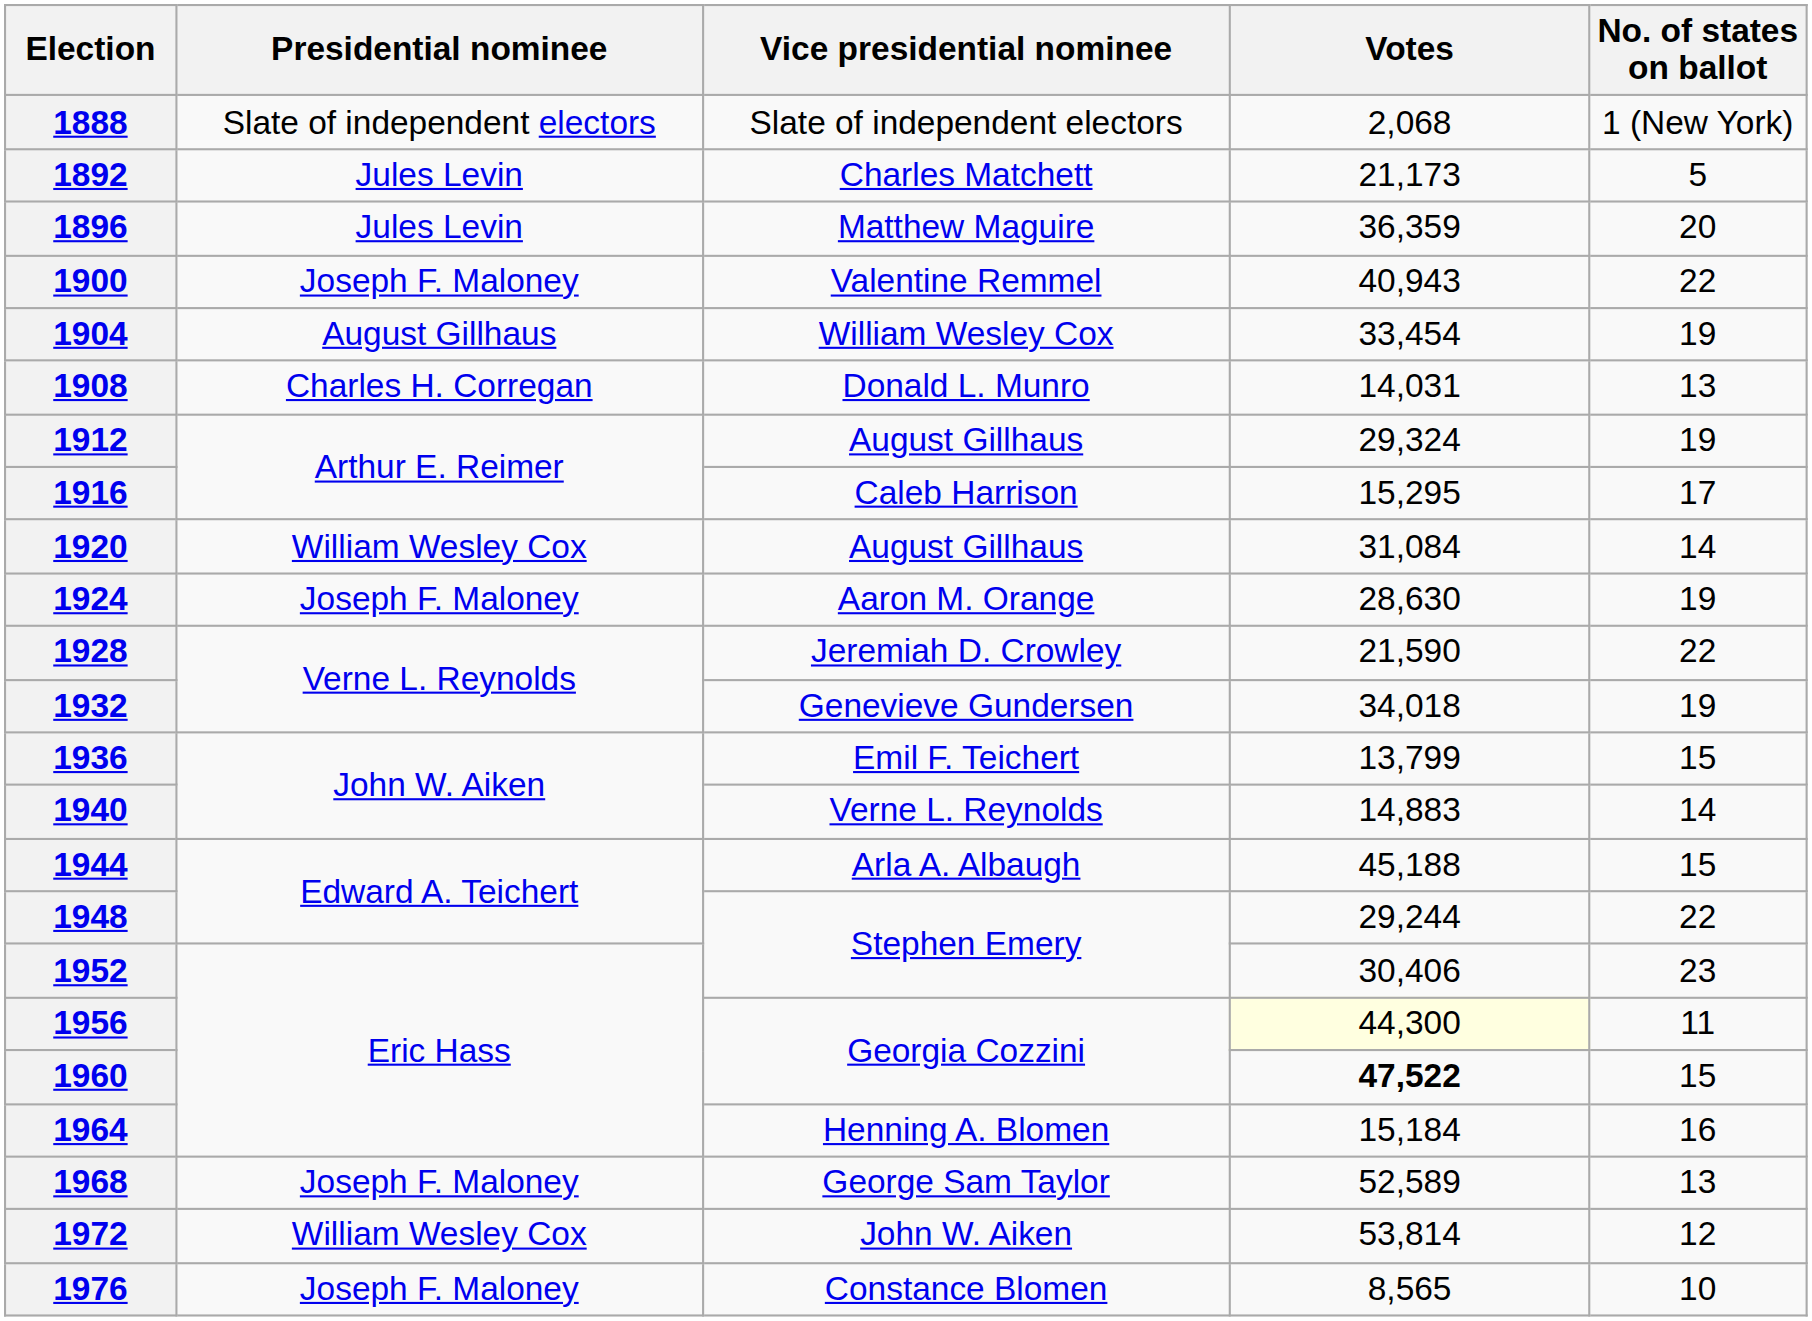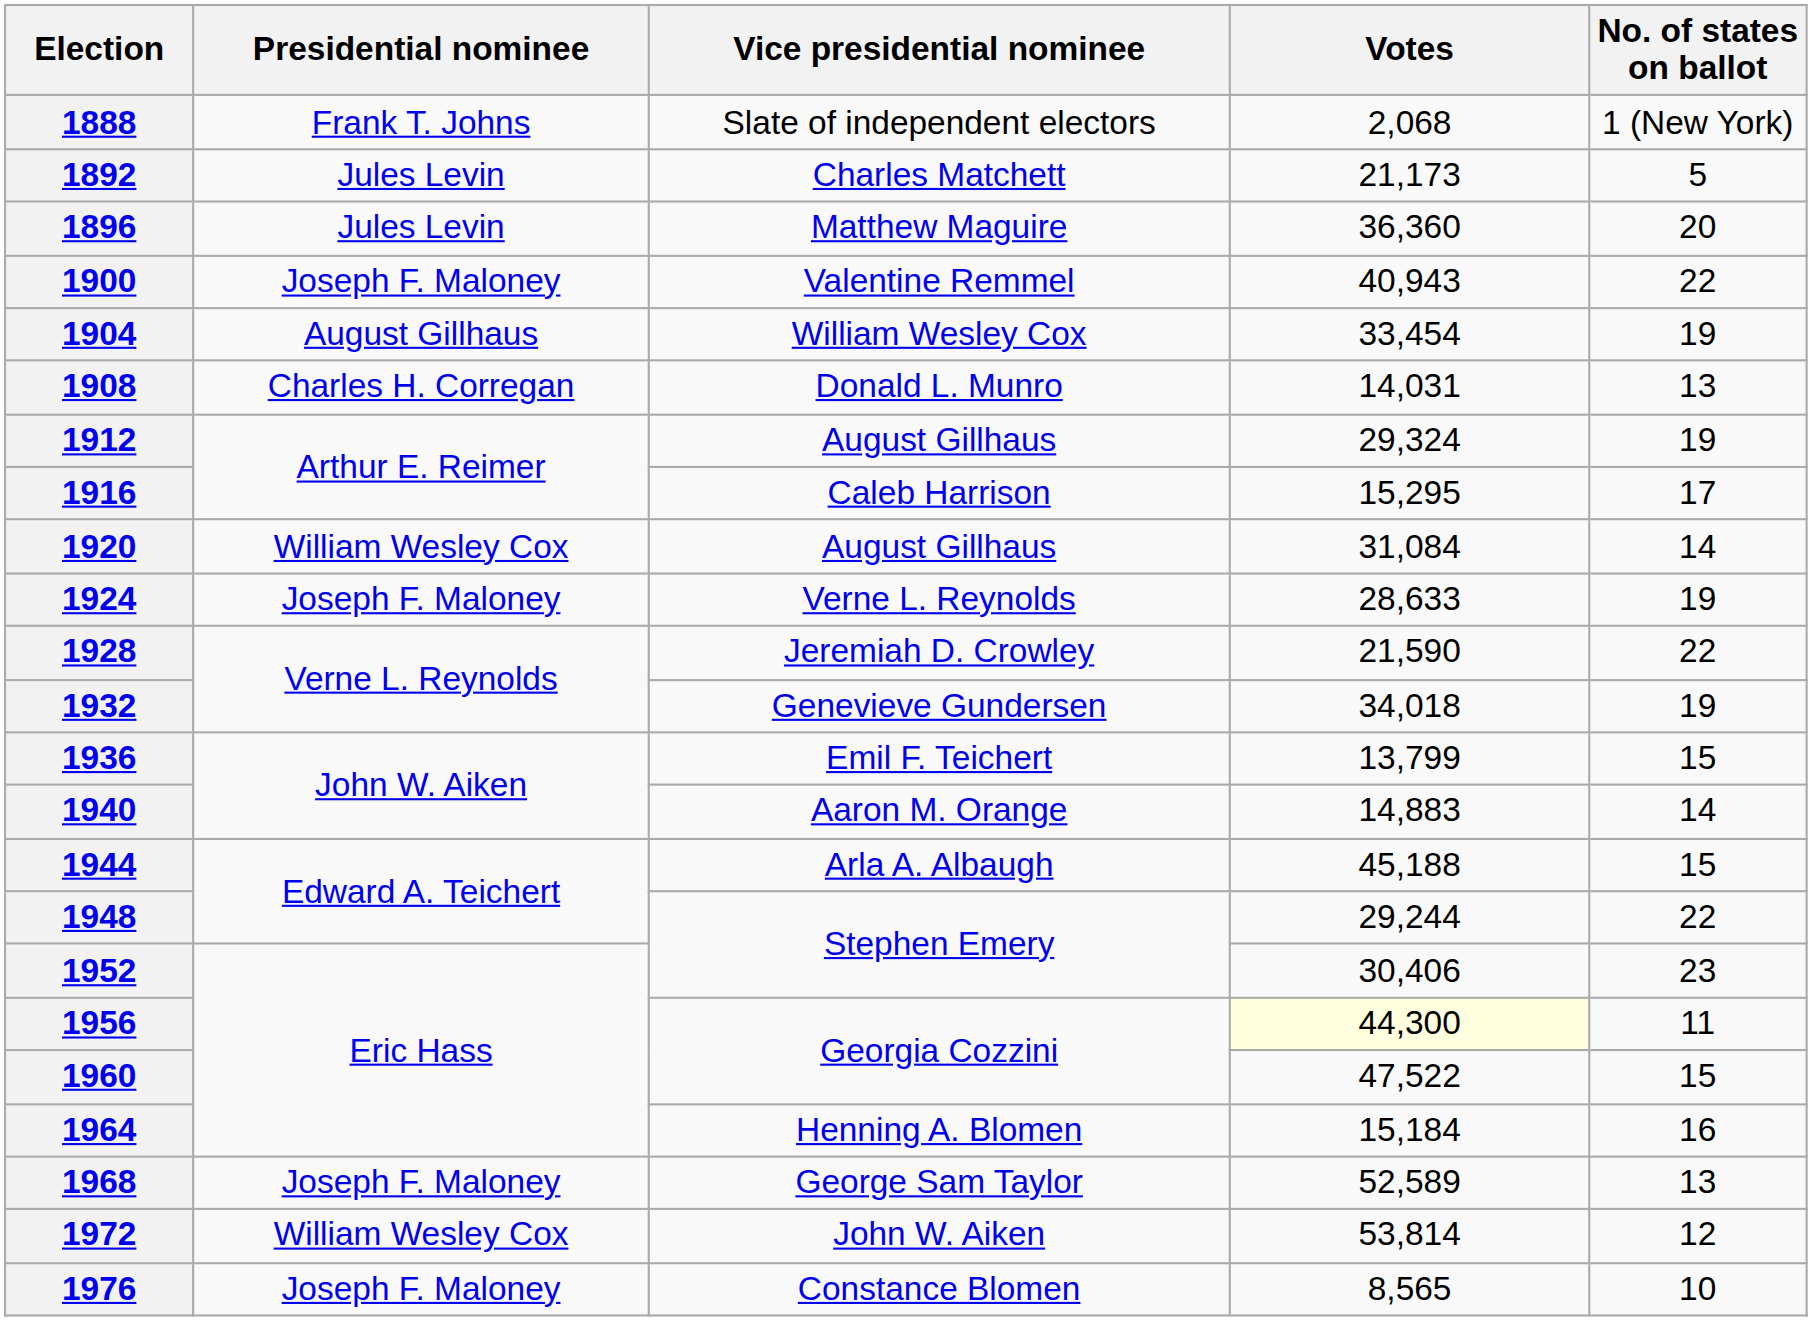(439, 121) Slate of independent electors -> (421, 121) Frank T. Johns
(1410, 227) 36,359 -> (1410, 227) 36,360
(966, 598) Aaron M. Orange -> (939, 598) Verne L. Reynolds
(1410, 598) 28,630 -> (1410, 598) 28,633
(966, 811) Verne L. Reynolds -> (939, 811) Aaron M. Orange
(1410, 1076) bold -> (1410, 1076) normal
